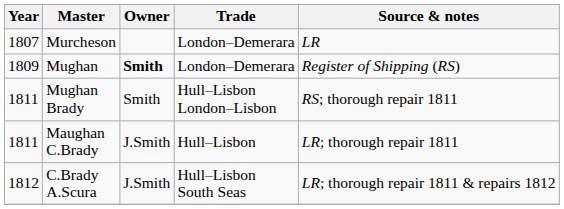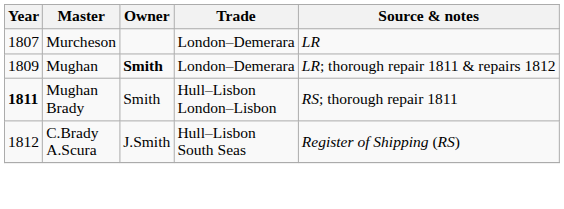(381, 66) Register of Shipping (RS) -> (429, 66) LR; thorough repair 1811 & repairs 1812
(23, 99) normal -> (23, 99) bold
- row: (76, 141)
(429, 183) LR; thorough repair 1811 & repairs 1812 -> (381, 141) Register of Shipping (RS)
